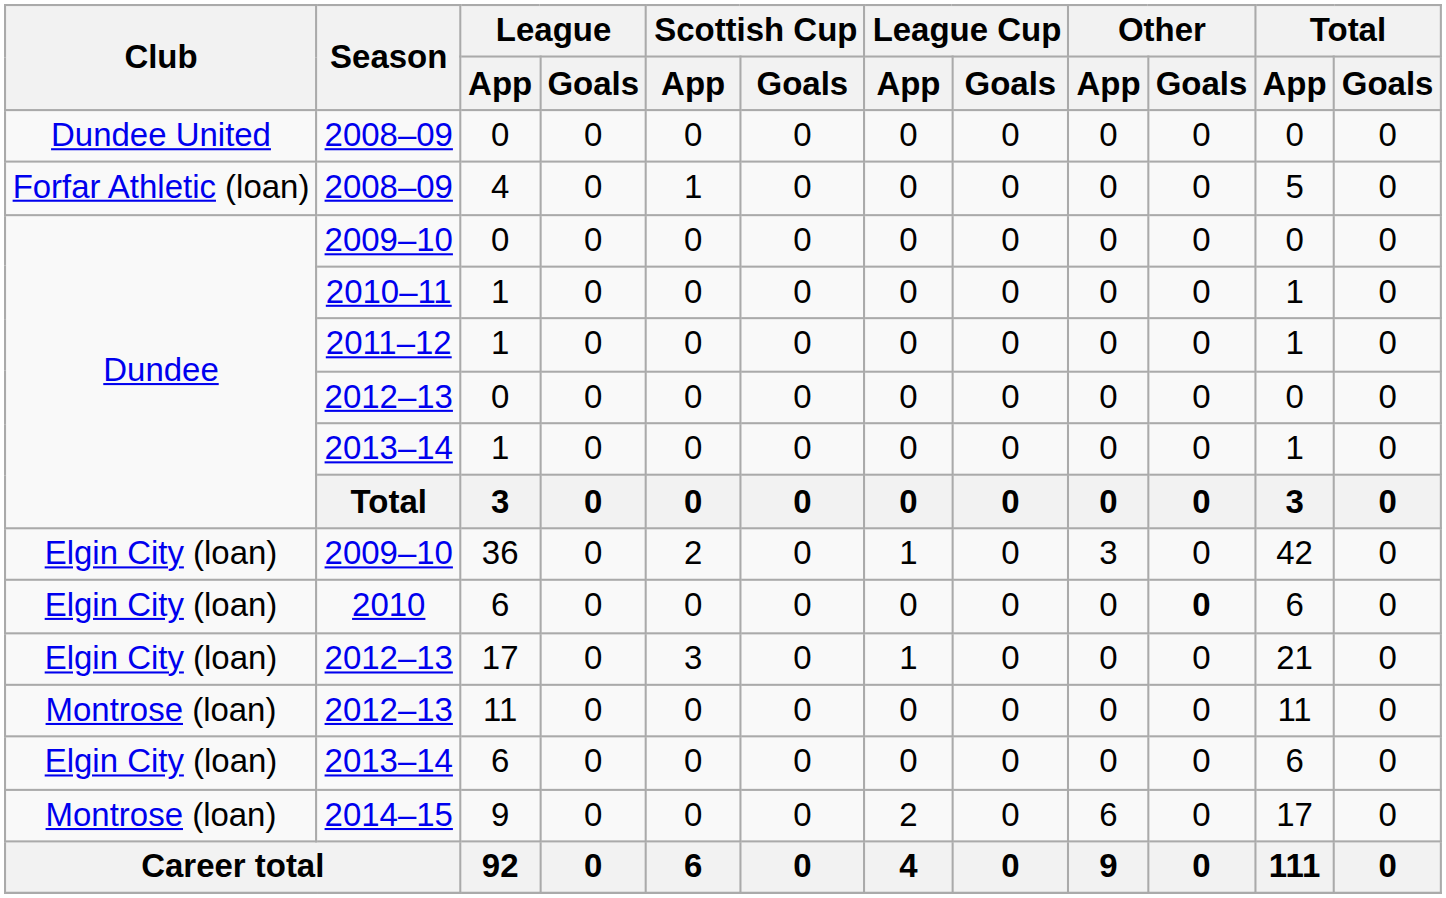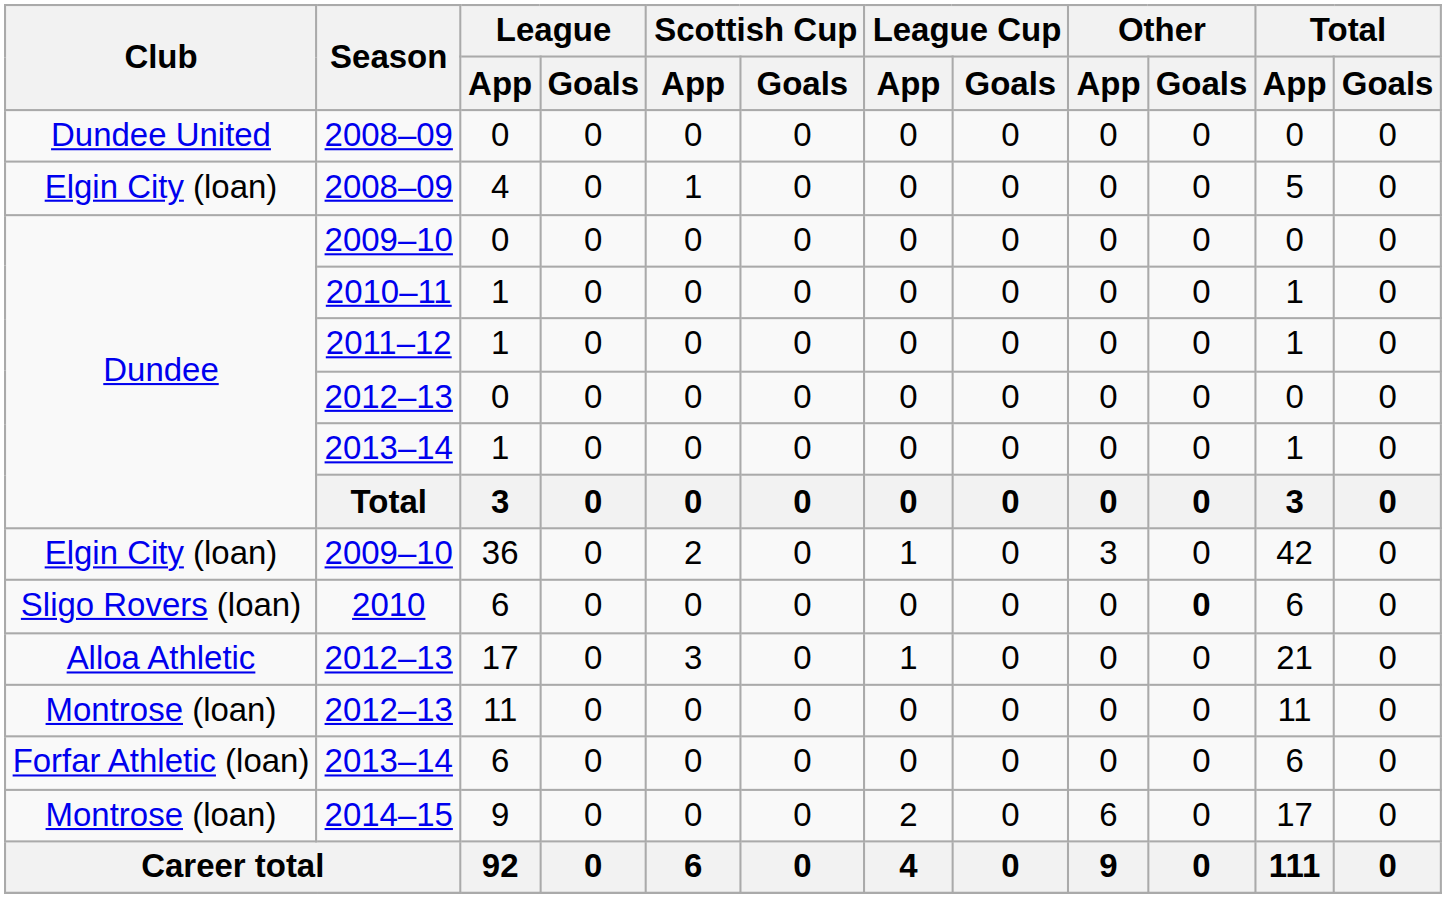(161, 187) Forfar Athletic (loan) -> (161, 187) Elgin City (loan)
(161, 605) Elgin City (loan) -> (161, 605) Sligo Rovers (loan)
(161, 657) Elgin City (loan) -> (161, 657) Alloa Athletic
(161, 762) Elgin City (loan) -> (161, 762) Forfar Athletic (loan)
